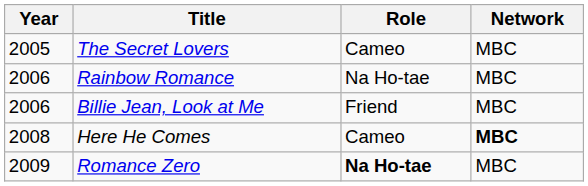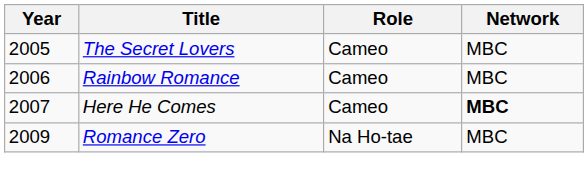(387, 78) Na Ho-tae -> (358, 78) Cameo
- row: (171, 107)
(30, 136) 2008 -> (30, 107) 2007
(388, 166) bold -> (370, 136) normal
